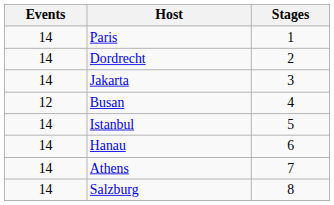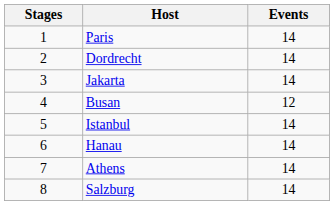columns swapped: (291, 15) <-> (46, 15)
